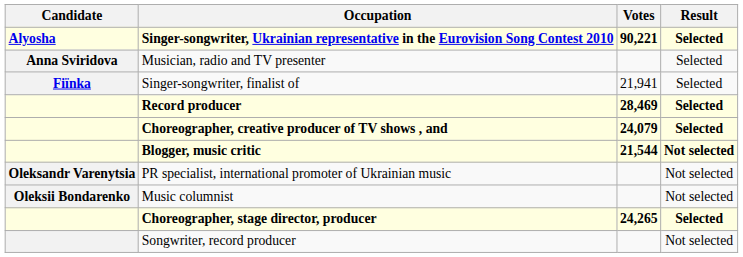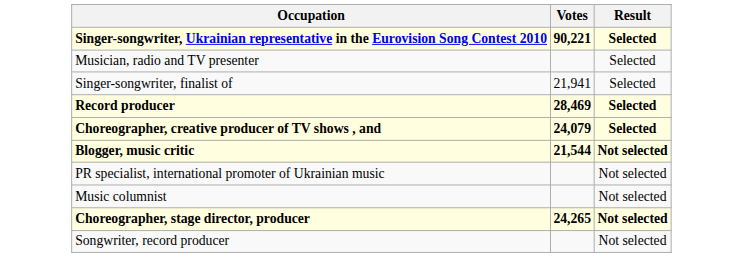- column: (72, 16)
(699, 219) Selected -> (633, 219) Not selected
